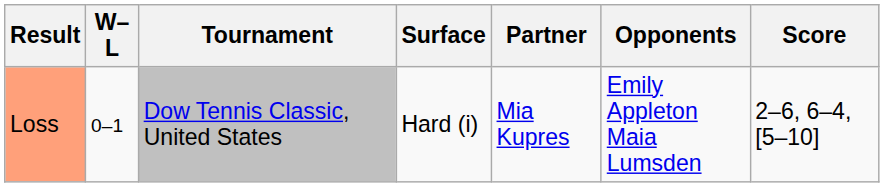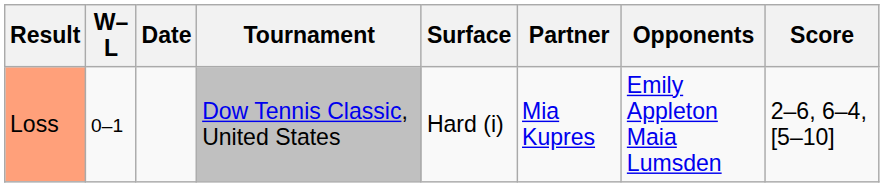+ column: (167, 35)
